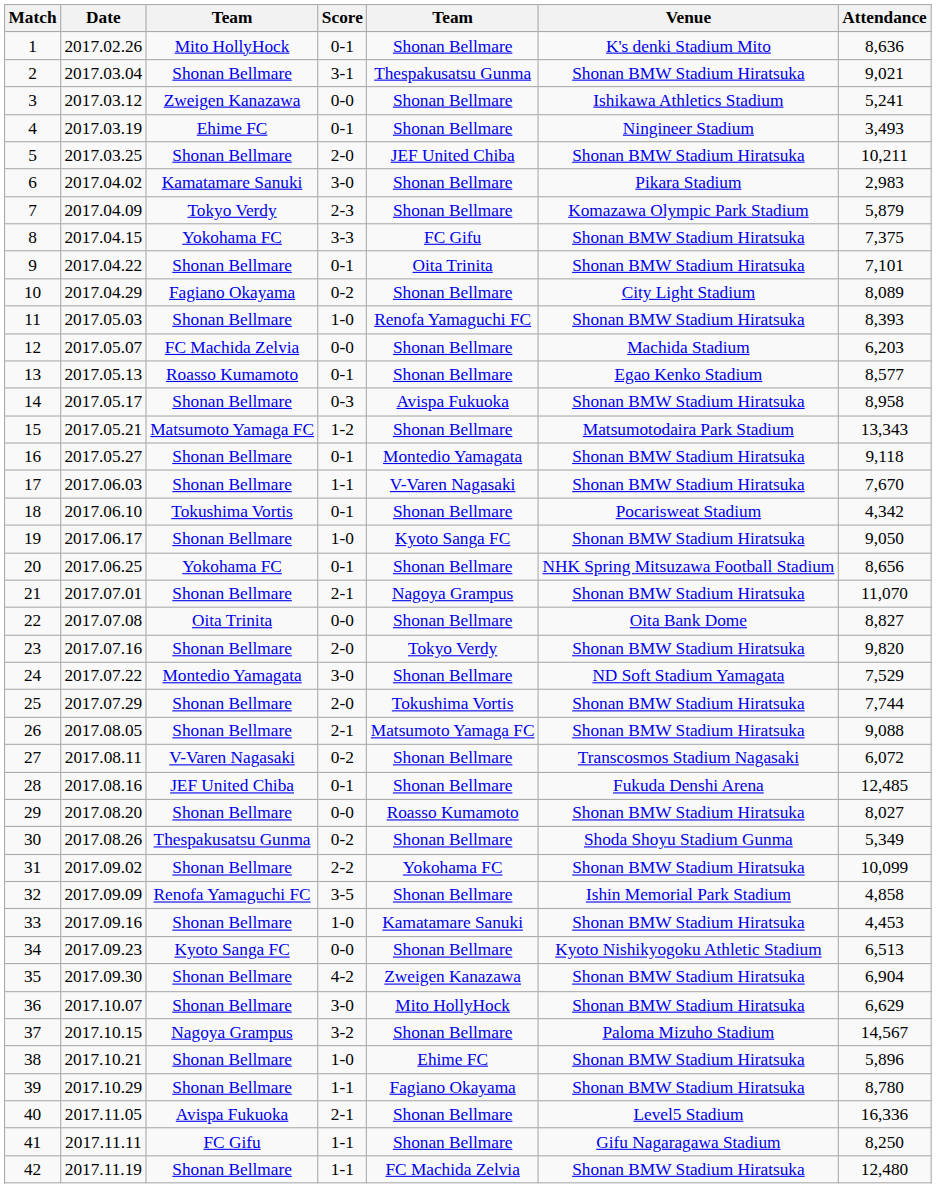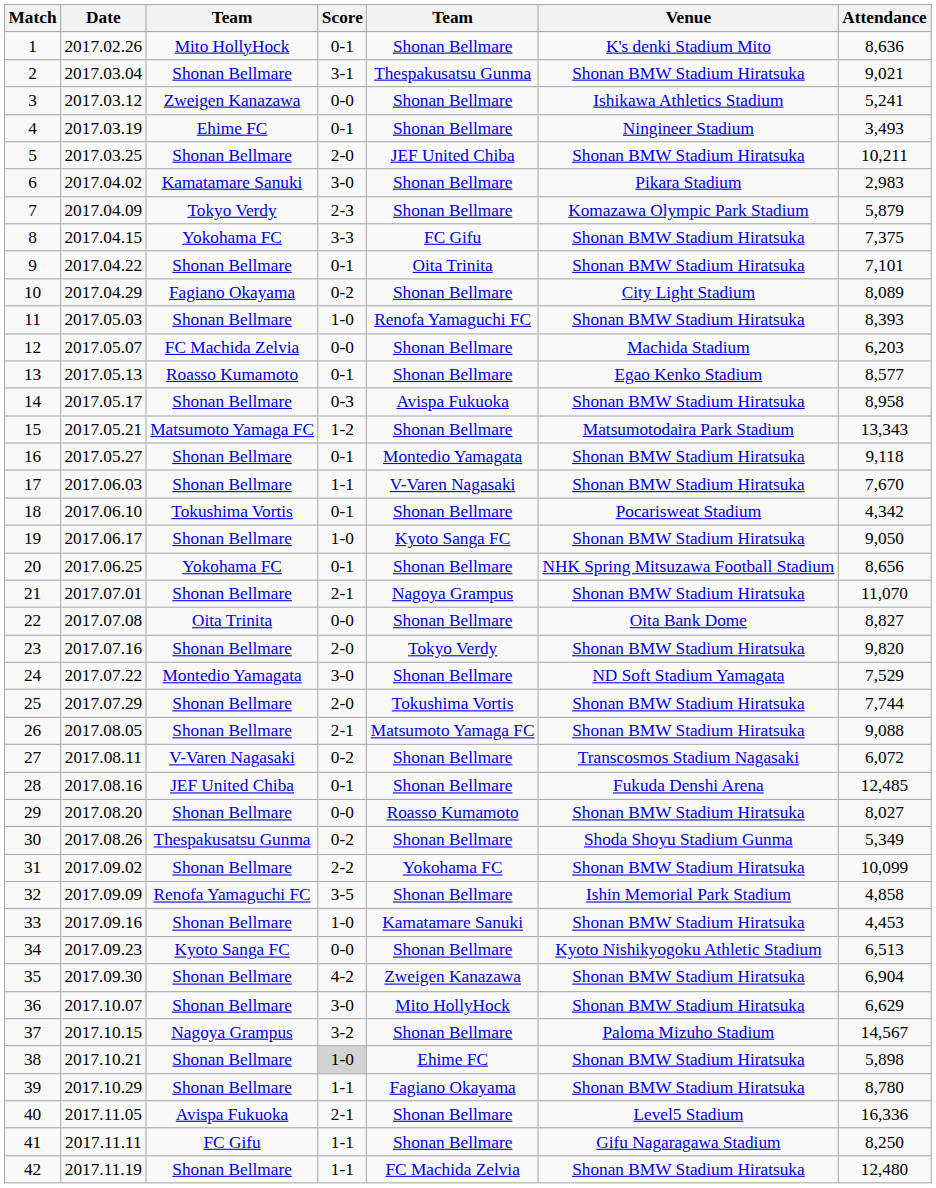(342, 1059) no background -> (342, 1059) lightgrey background
(885, 1059) 5,896 -> (885, 1059) 5,898
